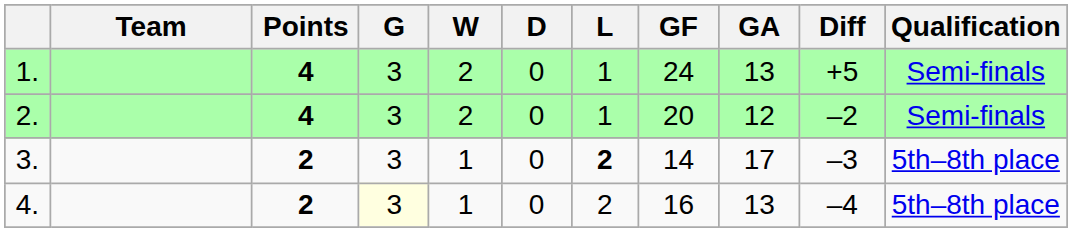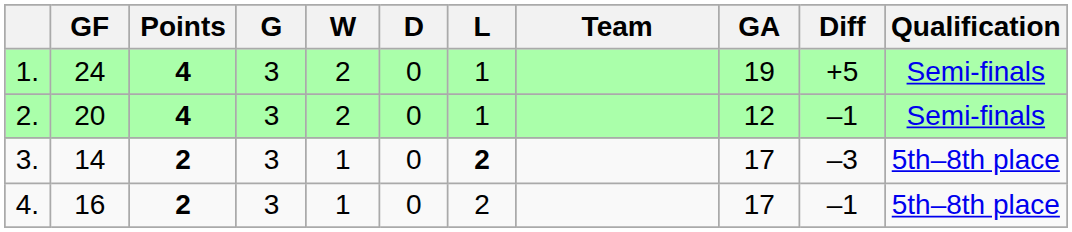columns swapped: (151, 26) <-> (679, 26)
(759, 71) 13 -> (759, 71) 19
(842, 115) –2 -> (842, 115) –1
(394, 204) lightyellow background -> (271, 204) no background
(759, 204) 13 -> (759, 204) 17
(842, 204) –4 -> (842, 204) –1
